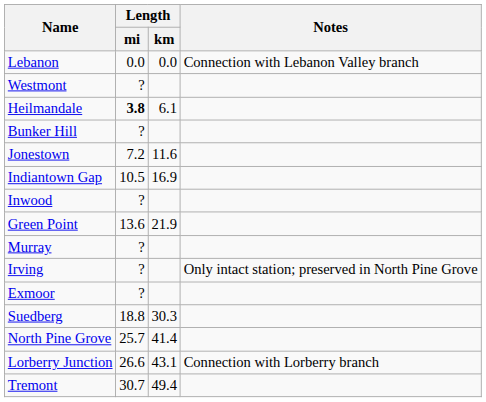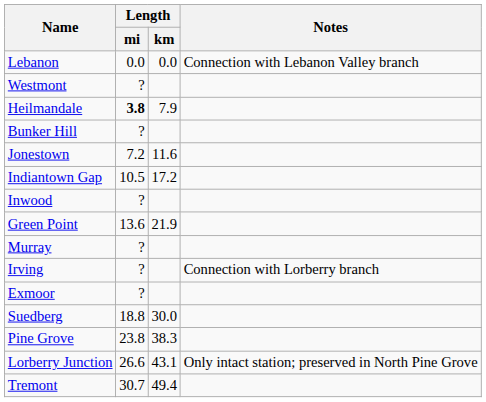(168, 108) 6.1 -> (168, 108) 7.9
(164, 177) 16.9 -> (164, 177) 17.2
(331, 270) Only intact station; preserved in North Pine Grove -> (281, 270) Connection with Lorberry branch
(164, 316) 30.3 -> (164, 316) 30.0
+ row: (41, 339)
- row: (60, 339)
(281, 362) Connection with Lorberry branch -> (331, 362) Only intact station; preserved in North Pine Grove
